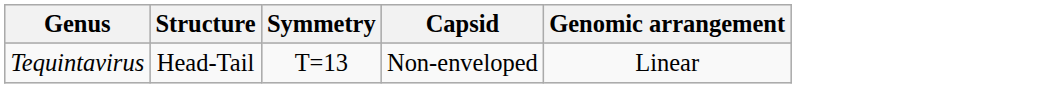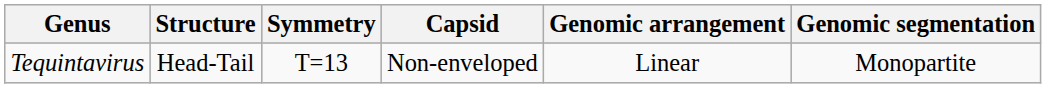+ column: (916, 23)
